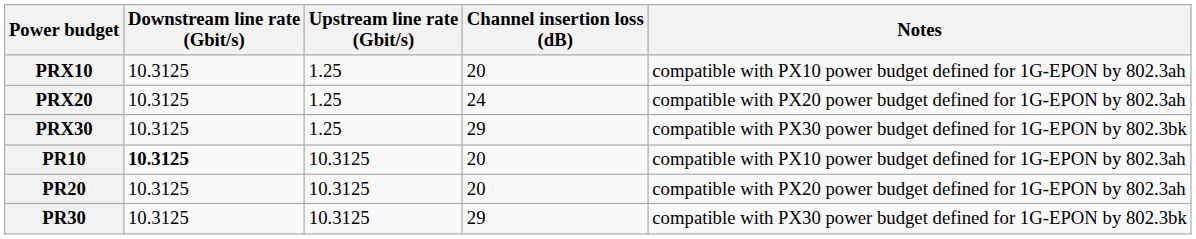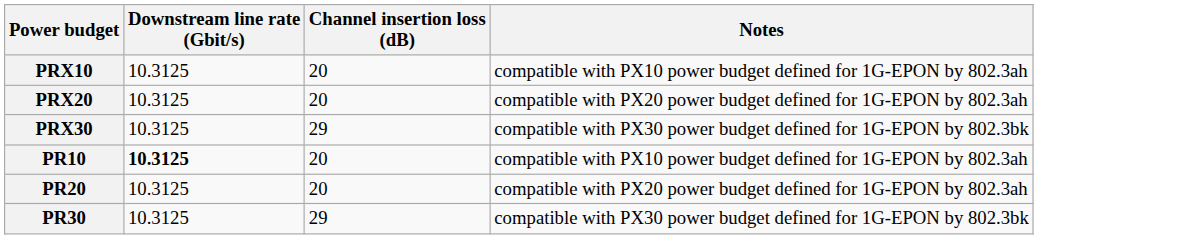- column: (384, 29)
(476, 99) 24 -> (318, 99) 20
